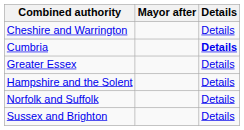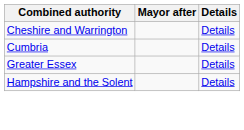(219, 47) bold -> (218, 47) normal
- row: (53, 99)
- row: (57, 116)
